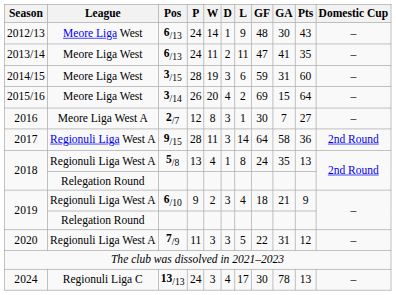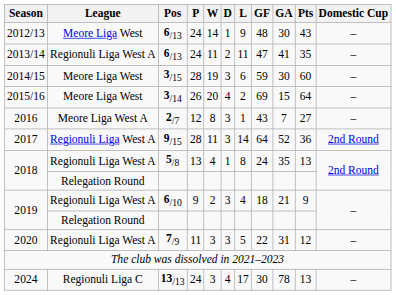(103, 54) Meore Liga West -> (103, 54) Regionuli Liga West A
(284, 75) 31 -> (284, 75) 30
(262, 118) 30 -> (262, 118) 43
(284, 139) 58 -> (284, 139) 52
